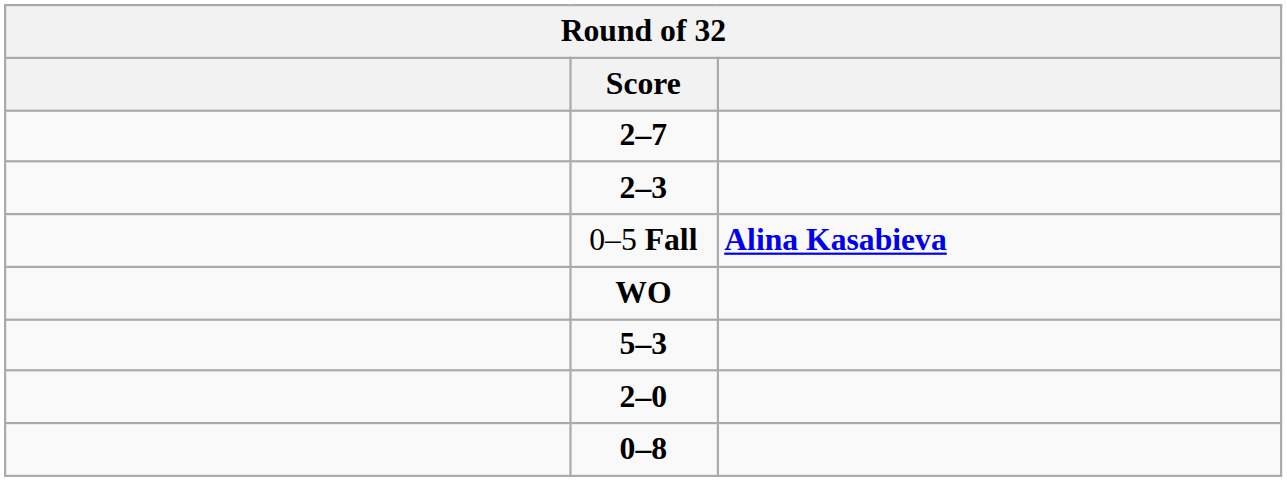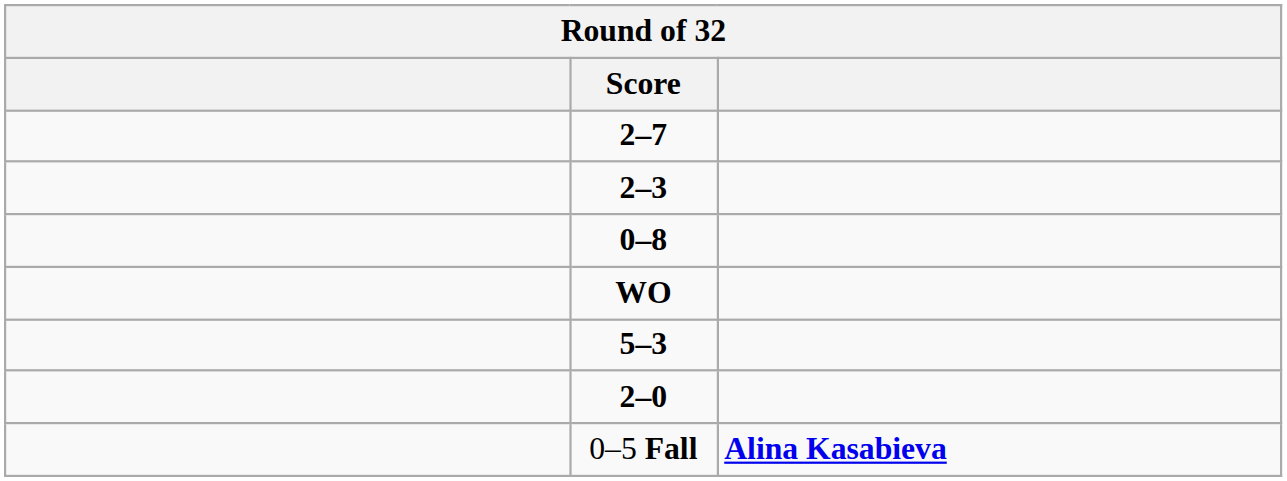rows swapped: (643, 449) <-> (643, 240)
